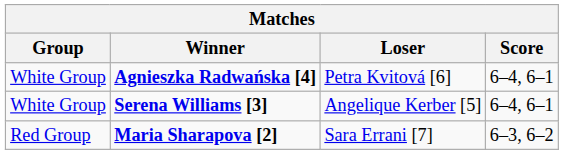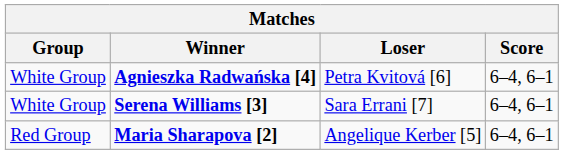(403, 105) Angelique Kerber [5] -> (379, 105) Sara Errani [7]
(379, 134) Sara Errani [7] -> (403, 134) Angelique Kerber [5]
(522, 134) 6–3, 6–2 -> (522, 134) 6–4, 6–1
